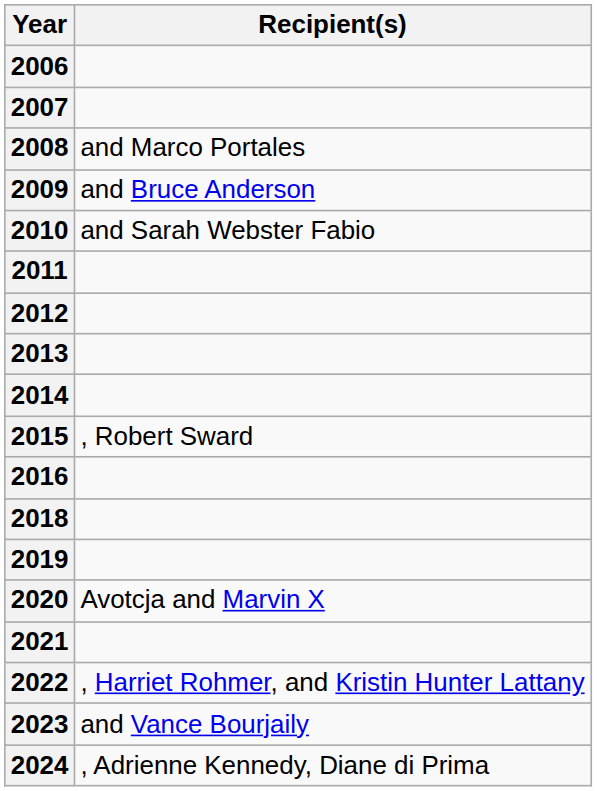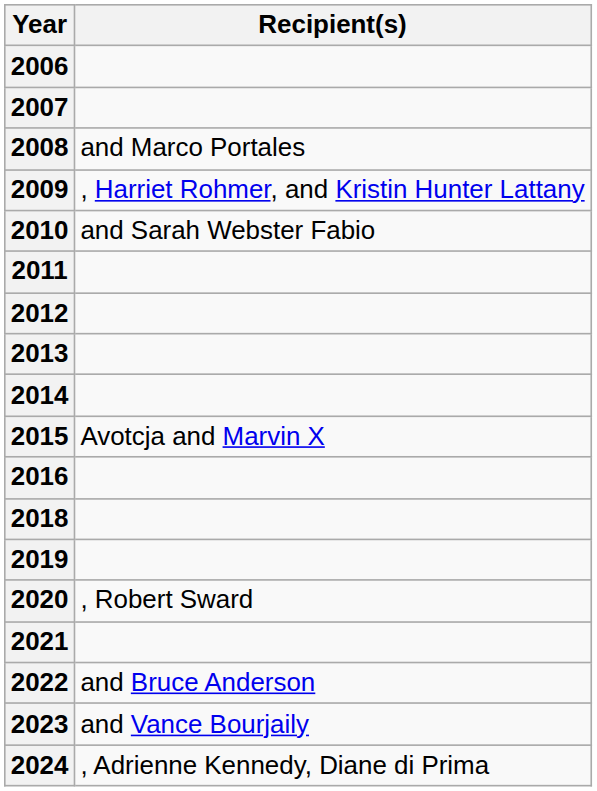(198, 189) and Bruce Anderson -> (333, 189) , Harriet Rohmer, and Kristin Hunter Lattany
(167, 436) , Robert Sward -> (203, 436) Avotcja and Marvin X
(203, 600) Avotcja and Marvin X -> (167, 600) , Robert Sward
(333, 682) , Harriet Rohmer, and Kristin Hunter Lattany -> (198, 682) and Bruce Anderson
